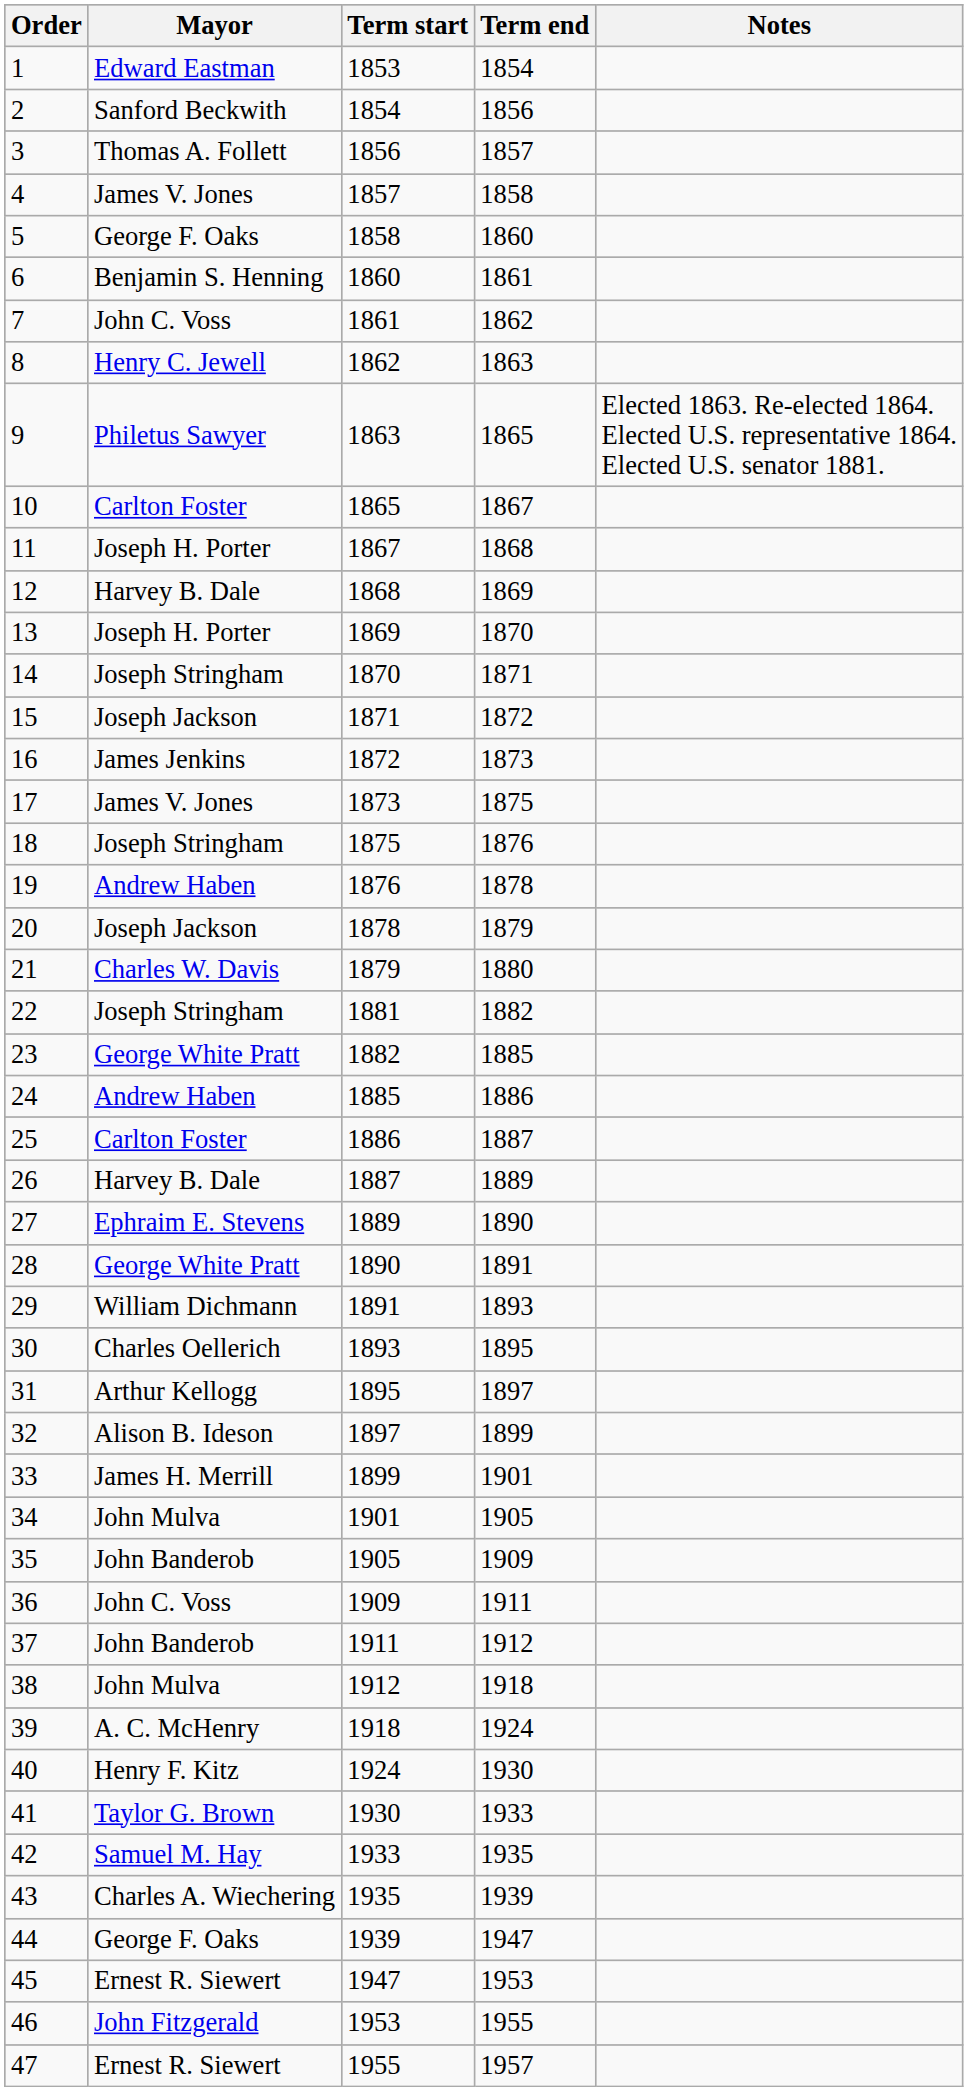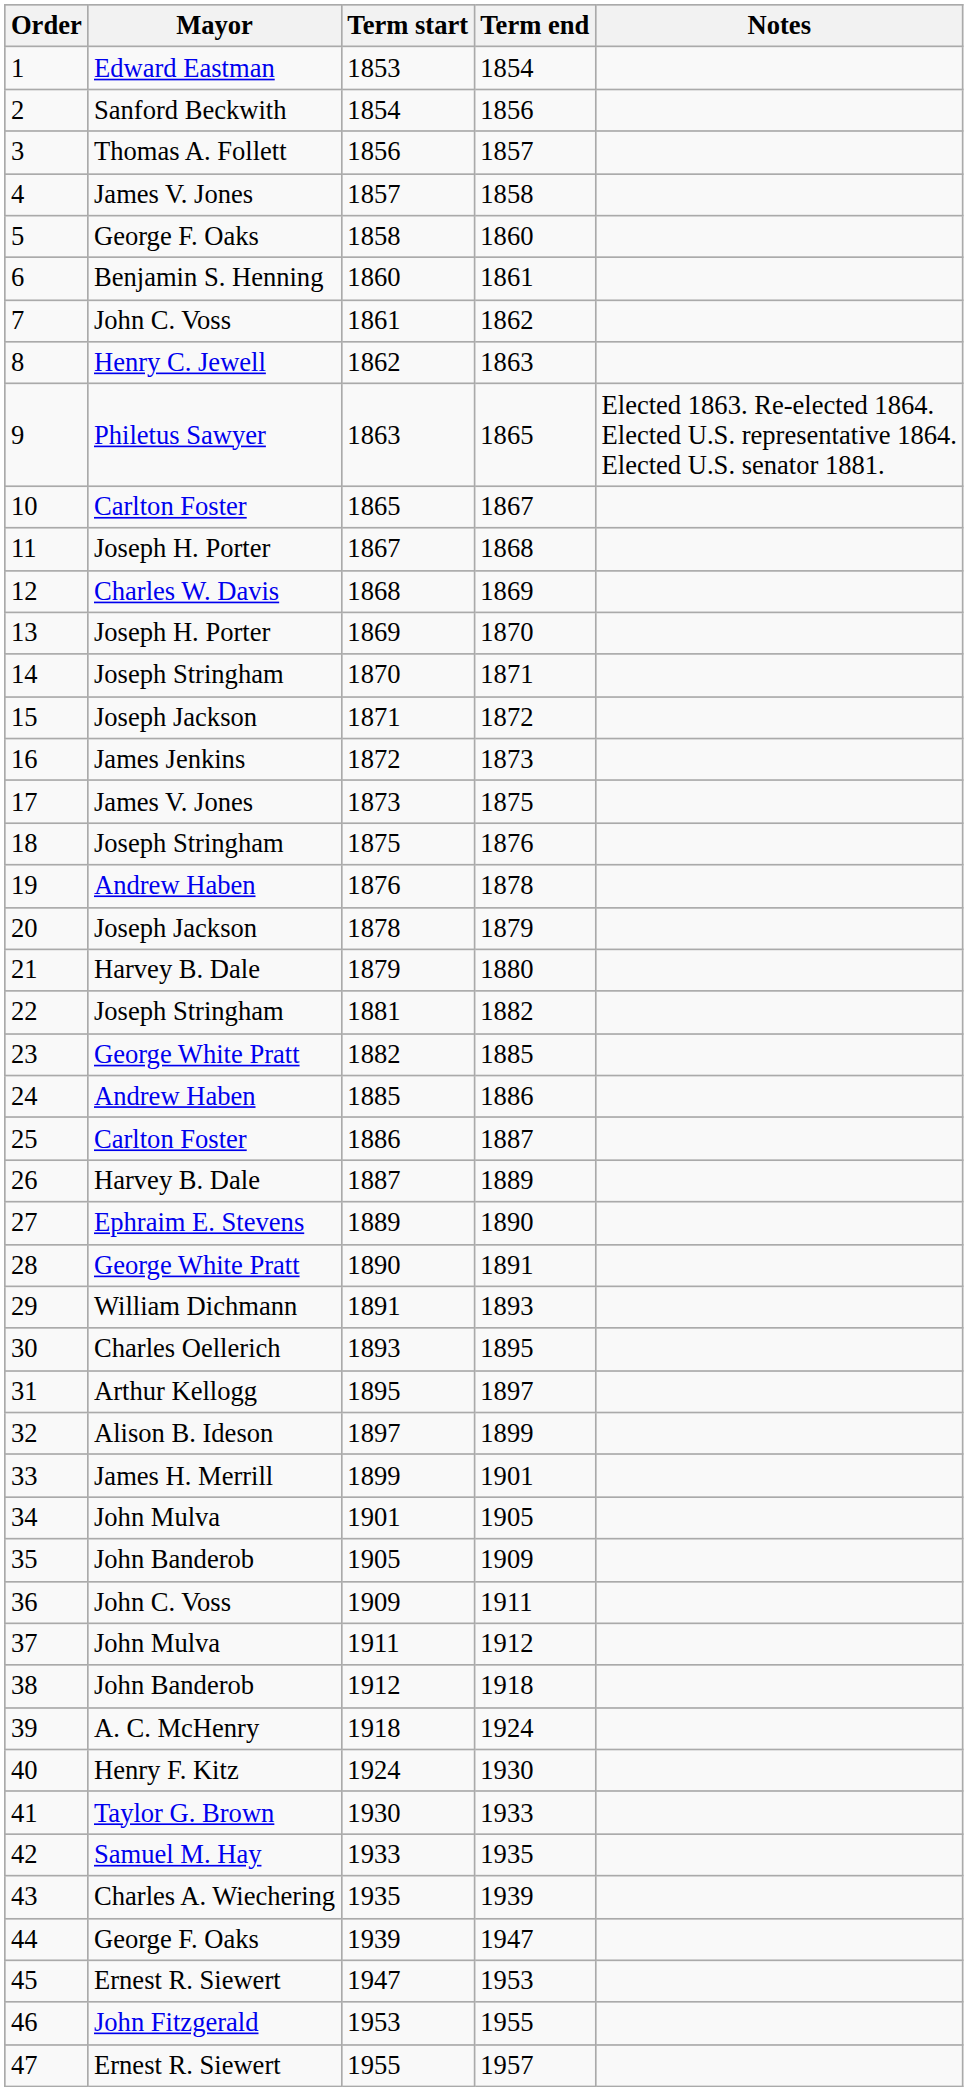(177, 590) Harvey B. Dale -> (187, 590) Charles W. Davis
(187, 969) Charles W. Davis -> (177, 969) Harvey B. Dale
(174, 1643) John Banderob -> (157, 1643) John Mulva
(157, 1685) John Mulva -> (174, 1685) John Banderob
